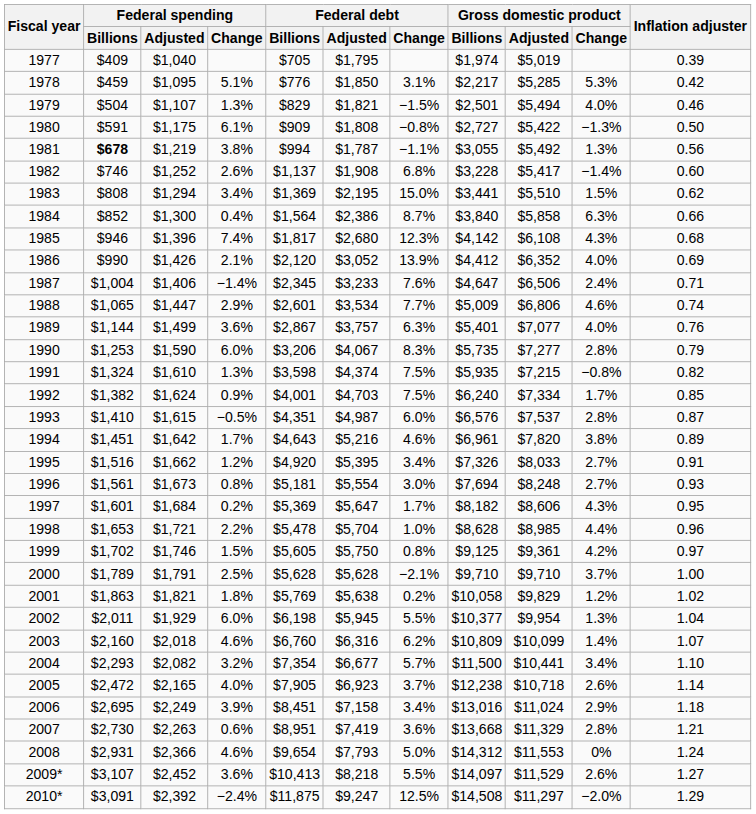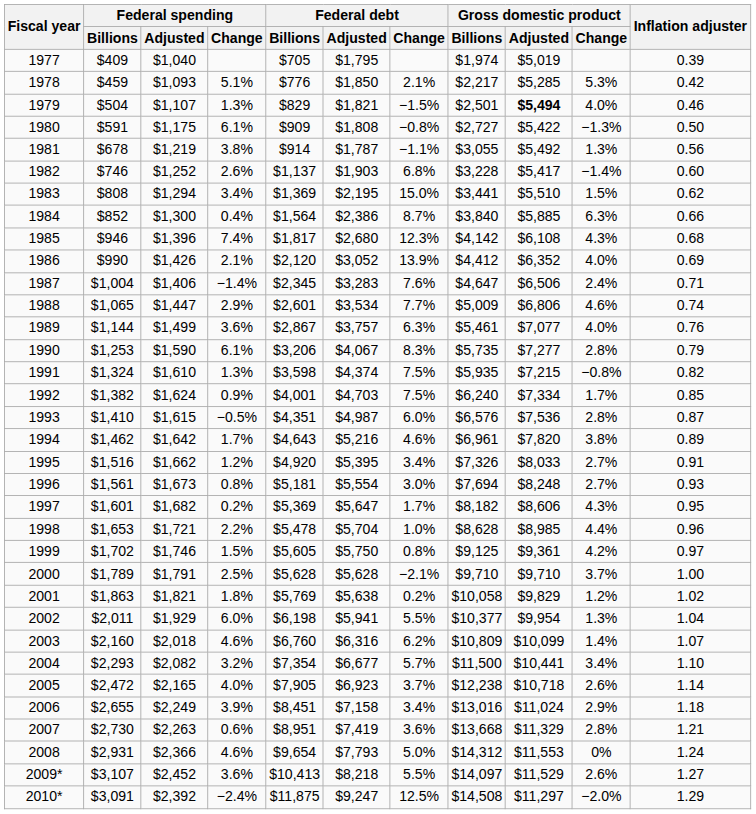(174, 82) $1,095 -> (174, 82) $1,093
(419, 82) 3.1% -> (419, 82) 2.1%
(539, 104) normal -> (539, 104) bold
(112, 149) bold -> (112, 149) normal
(295, 149) $994 -> (295, 149) $914
(357, 171) $1,908 -> (357, 171) $1,903
(539, 216) $5,858 -> (539, 216) $5,885
(357, 283) $3,233 -> (357, 283) $3,283
(477, 328) $5,401 -> (477, 328) $5,461
(237, 350) 6.0% -> (237, 350) 6.1%
(539, 417) $7,537 -> (539, 417) $7,536
(112, 439) $1,451 -> (112, 439) $1,462
(174, 506) $1,684 -> (174, 506) $1,682
(357, 618) $5,945 -> (357, 618) $5,941
(112, 707) $2,695 -> (112, 707) $2,655
